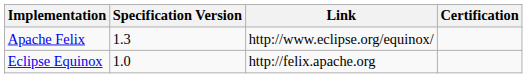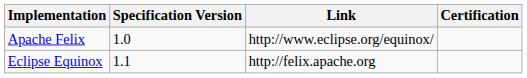(122, 38) 1.3 -> (122, 38) 1.0
(122, 61) 1.0 -> (122, 61) 1.1
